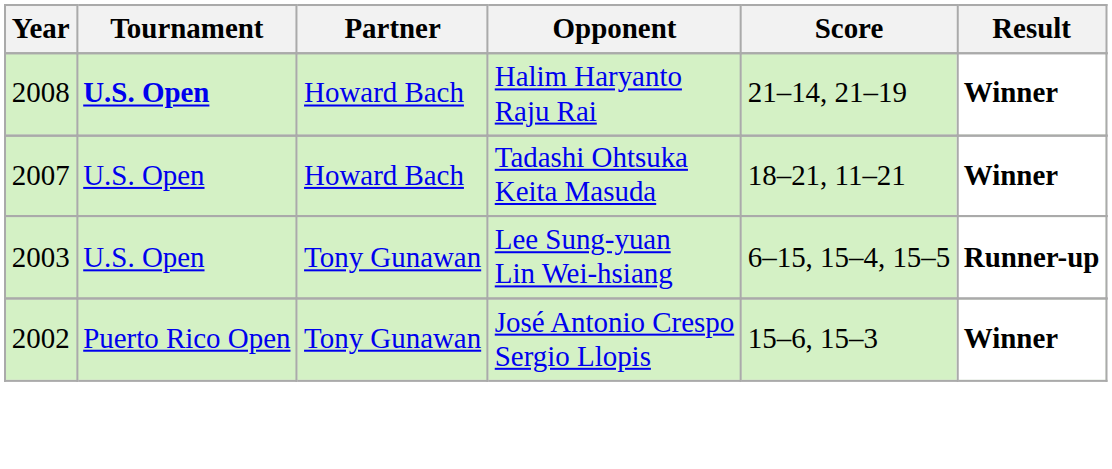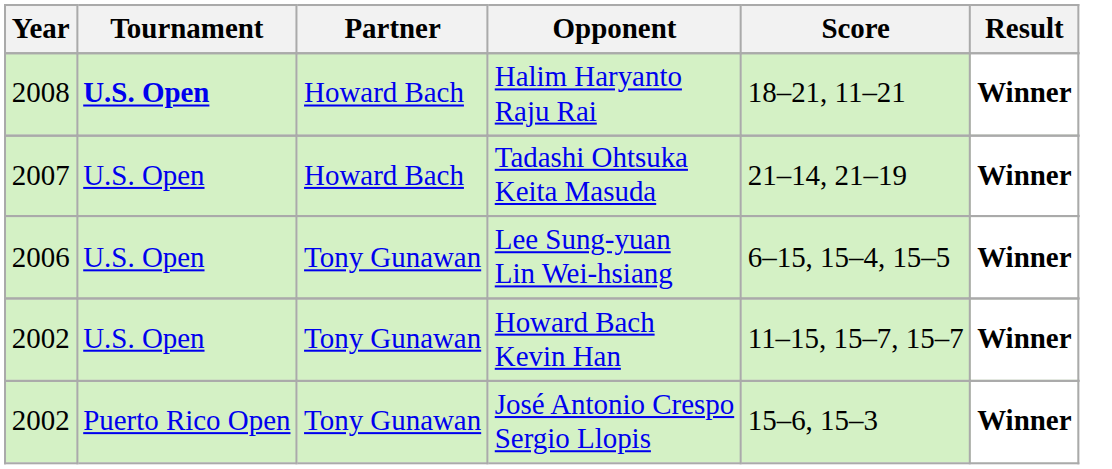(827, 93) 21–14, 21–19 -> (827, 93) 18–21, 11–21
(827, 175) 18–21, 11–21 -> (827, 175) 21–14, 21–19
(41, 257) 2003 -> (41, 257) 2006
(1032, 257) Runner-up -> (1024, 257) Winner
+ row: (575, 339)
